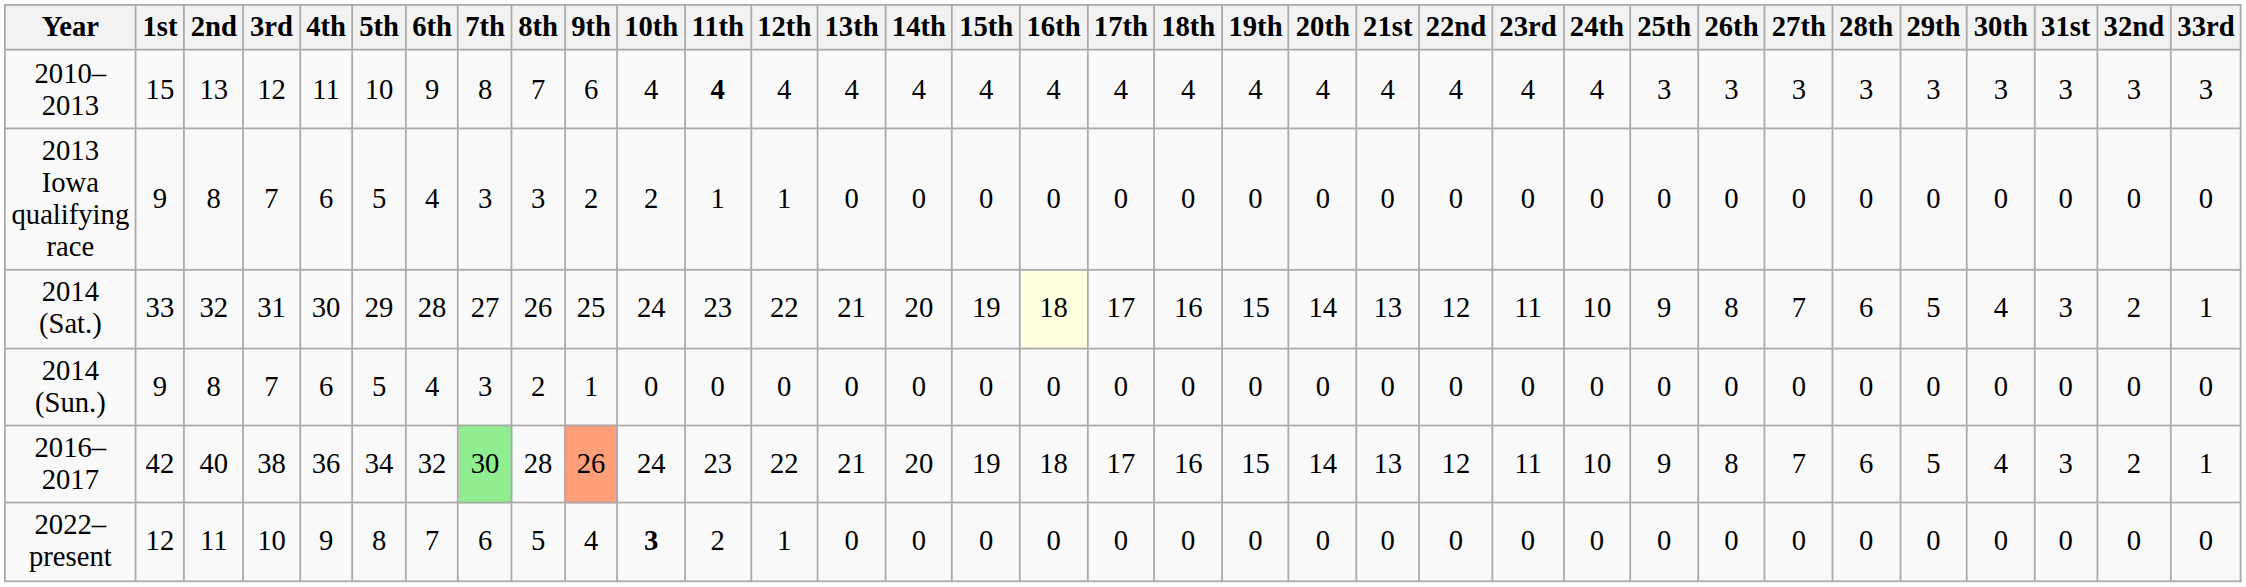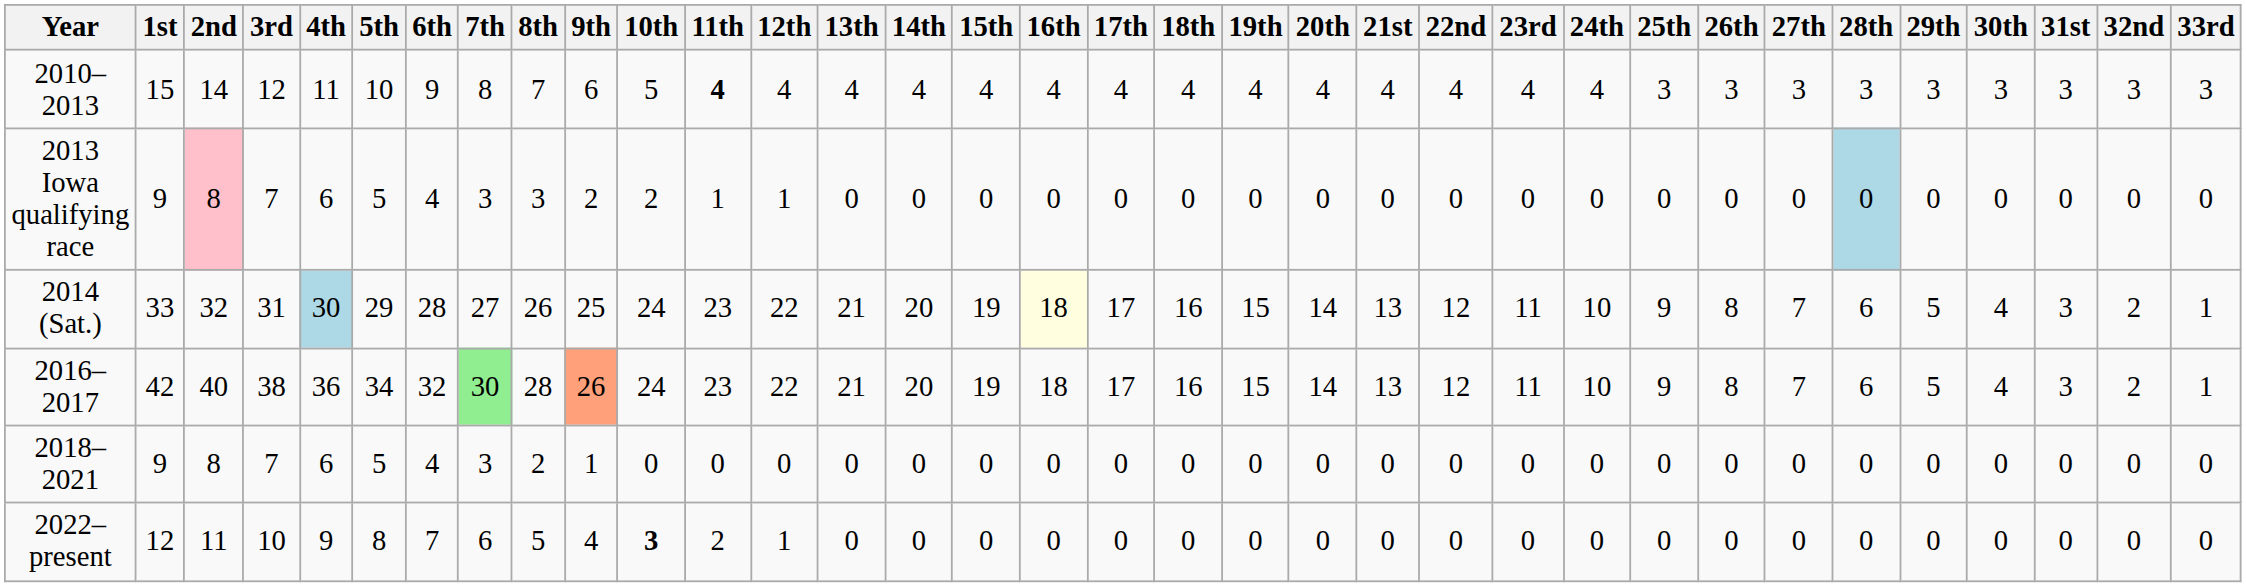(214, 88) 13 -> (214, 88) 14
(651, 88) 4 -> (651, 88) 5
(214, 198) no background -> (214, 198) pink background
(1866, 198) no background -> (1866, 198) lightblue background
(326, 308) no background -> (326, 308) lightblue background
- row: (70, 386)
+ row: (70, 463)
